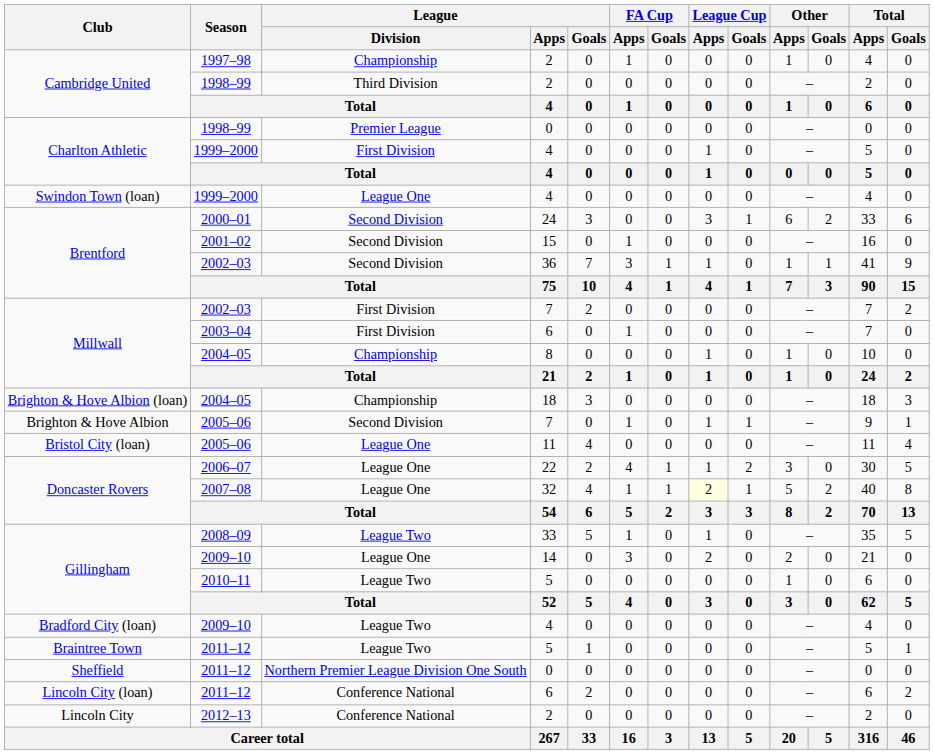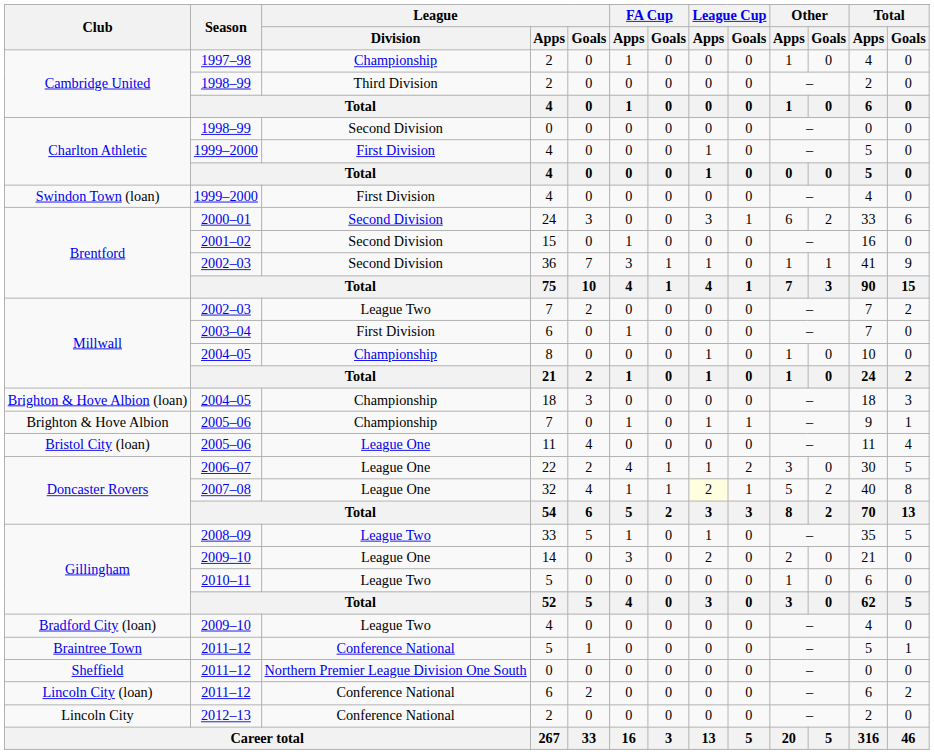(396, 128) Premier League -> (396, 128) Second Division
(396, 196) League One -> (396, 196) First Division
(396, 309) First Division -> (396, 309) League Two
(396, 422) Second Division -> (396, 422) Championship
(396, 648) League Two -> (396, 648) Conference National
